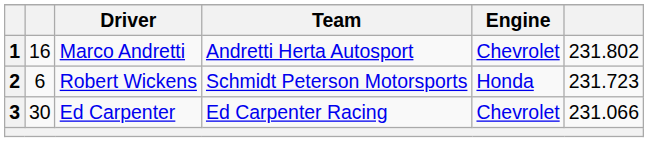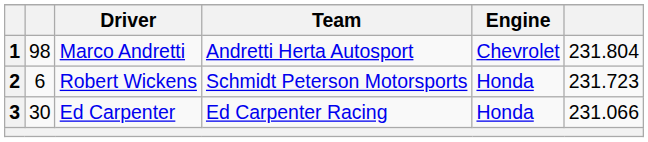(40, 51) 16 -> (40, 51) 98
(604, 51) 231.802 -> (604, 51) 231.804
(518, 113) Chevrolet -> (505, 113) Honda
